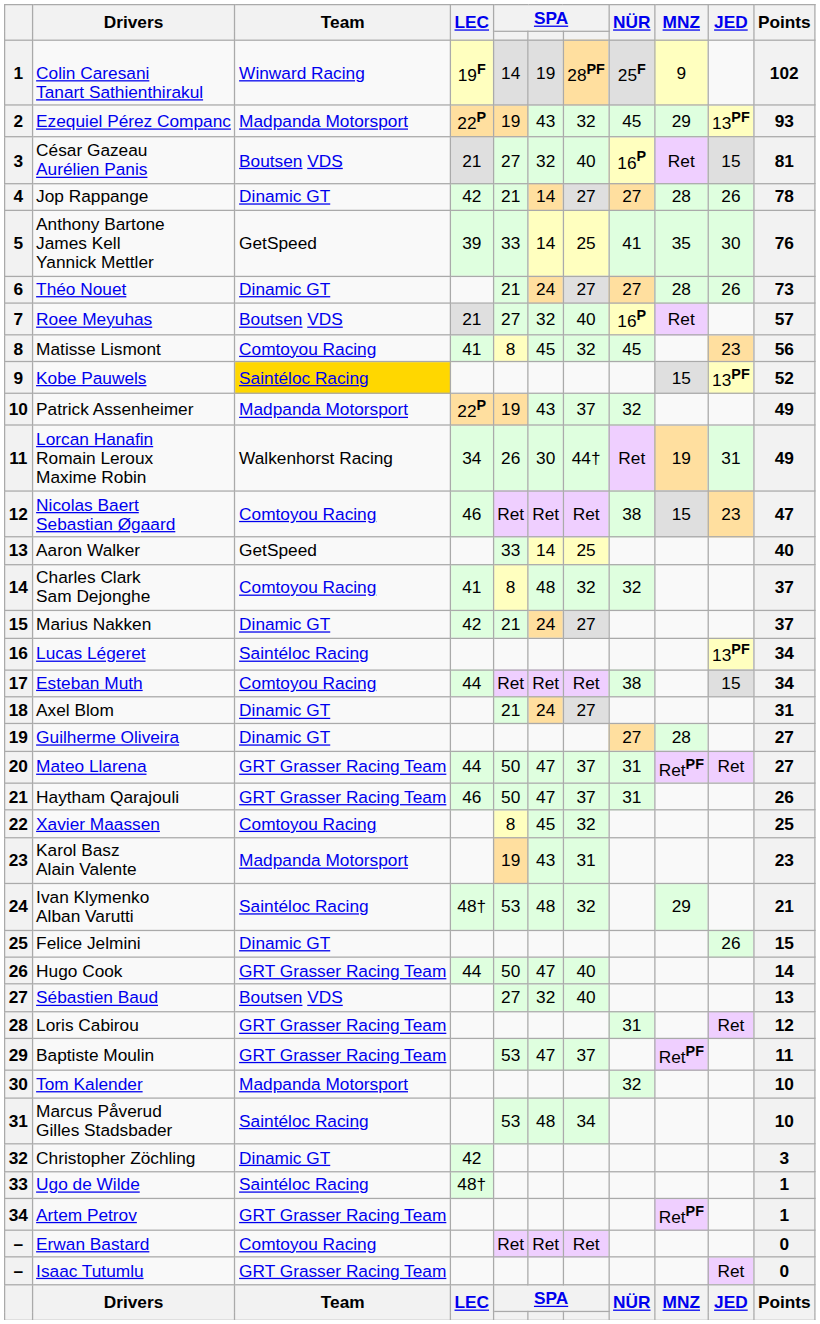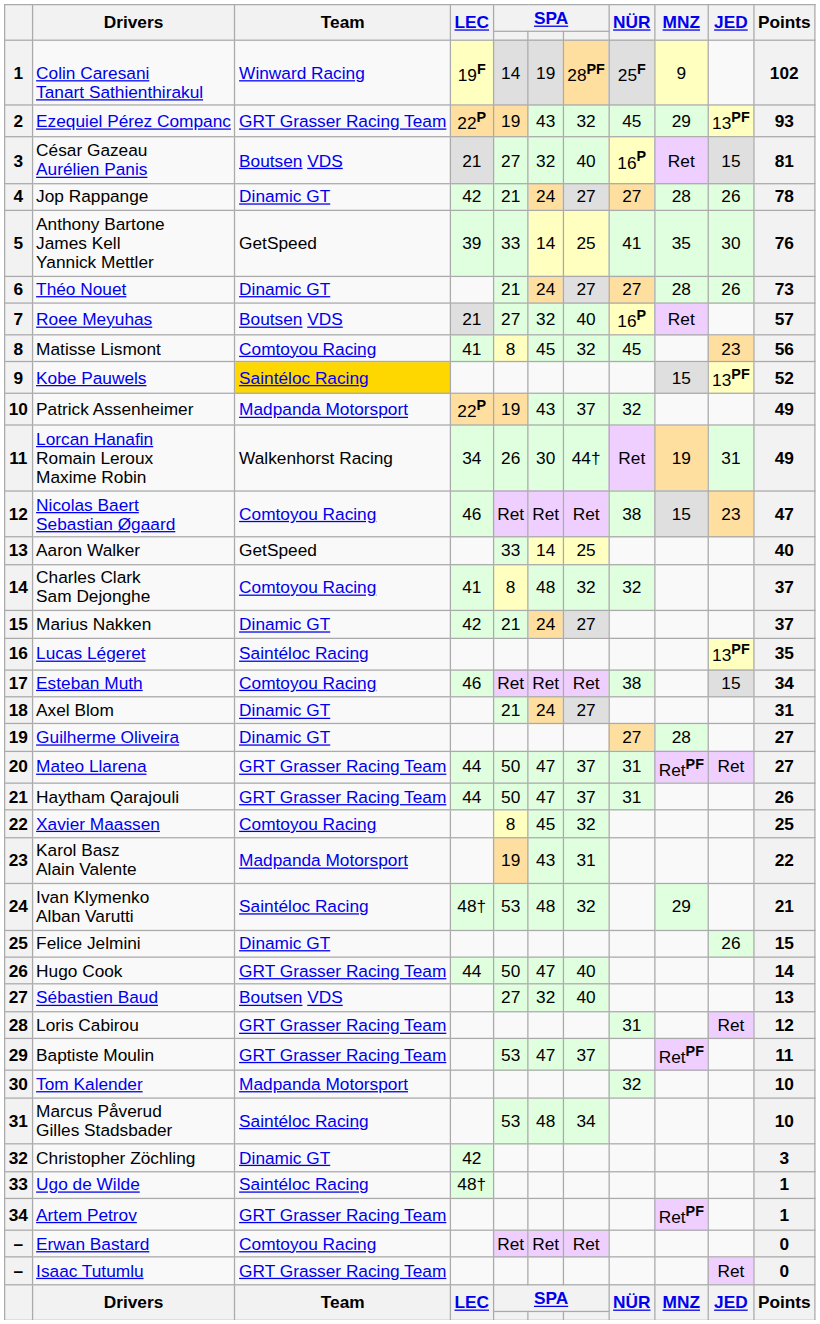(324, 121) Madpanda Motorsport -> (343, 121) GRT Grasser Racing Team
(546, 197) 14 -> (546, 197) 24
(784, 653) 34 -> (784, 653) 35
(472, 683) 44 -> (472, 683) 46
(472, 796) 46 -> (472, 796) 44
(784, 860) 23 -> (784, 860) 22
